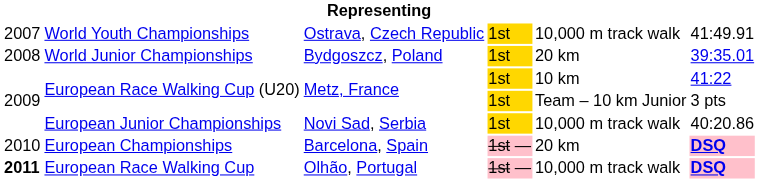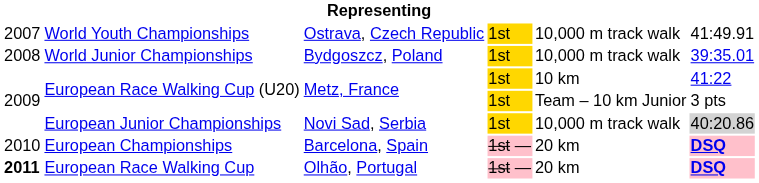(557, 56) 20 km -> (608, 56) 10,000 m track walk
(722, 123) no background -> (722, 123) lightgrey background
(608, 168) 10,000 m track walk -> (557, 168) 20 km
